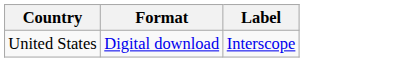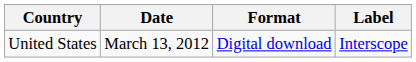+ column: (157, 17)
